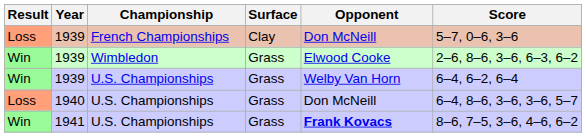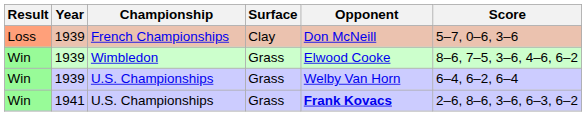(507, 57) 2–6, 8–6, 3–6, 6–3, 6–2 -> (507, 57) 8–6, 7–5, 3–6, 4–6, 6–2
- row: (70, 100)
(507, 121) 8–6, 7–5, 3–6, 4–6, 6–2 -> (507, 100) 2–6, 8–6, 3–6, 6–3, 6–2
